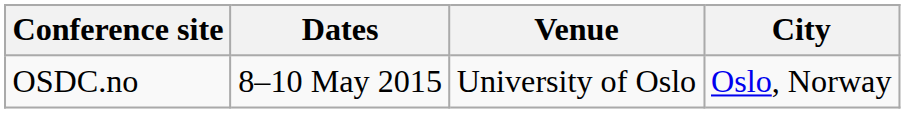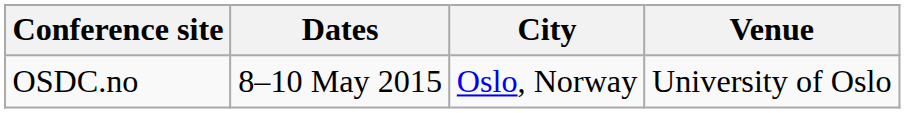columns swapped: (801, 30) <-> (576, 30)
